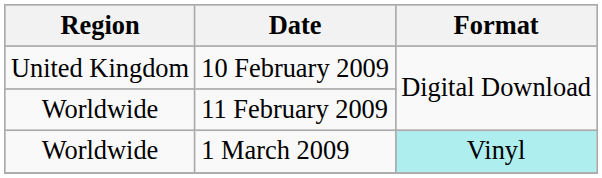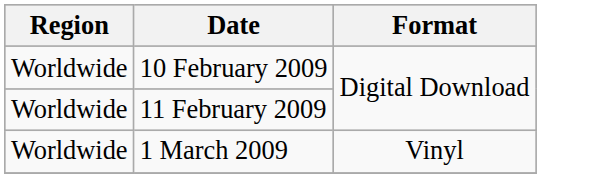(100, 67) United Kingdom -> (69, 67) Worldwide
(496, 151) paleturquoise background -> (435, 151) no background
